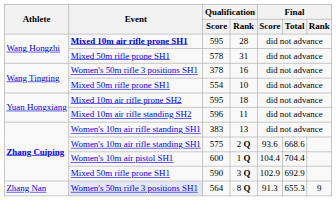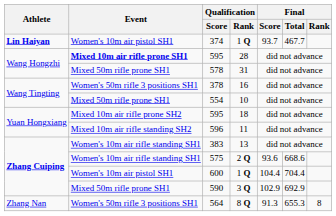+ row: (217, 41)
(134, 188) lavender background -> (134, 203) no background
(319, 188) 9 -> (319, 203) 8
